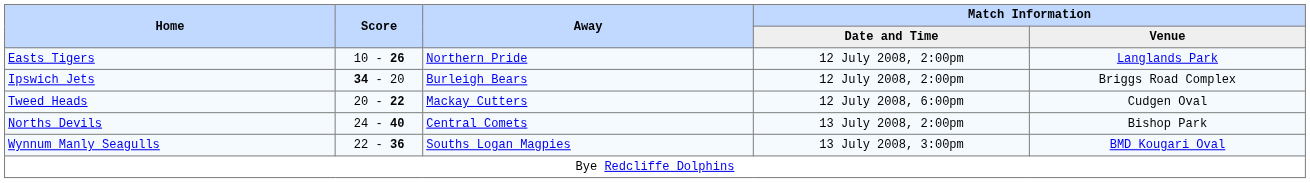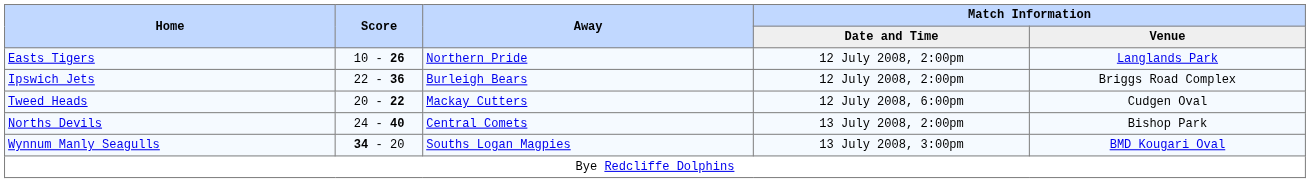(379, 80) 34 - 20 -> (379, 80) 22 - 36
(379, 145) 22 - 36 -> (379, 145) 34 - 20
